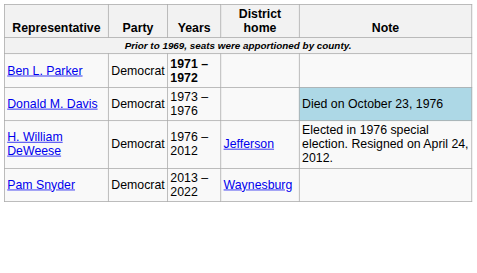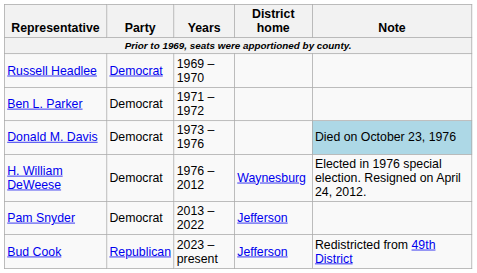+ row: (52, 70)
(189, 70) bold -> (196, 104) normal
(249, 144) Jefferson -> (272, 177) Waynesburg
(258, 184) Waynesburg -> (262, 218) Jefferson
+ row: (34, 251)
